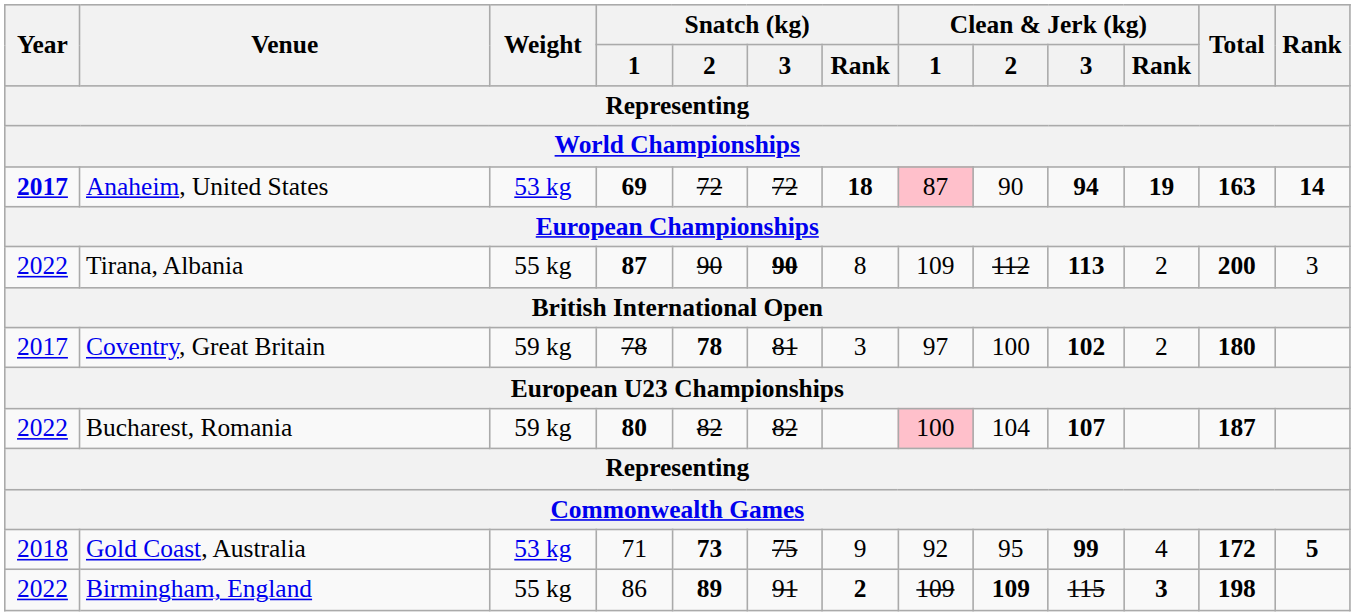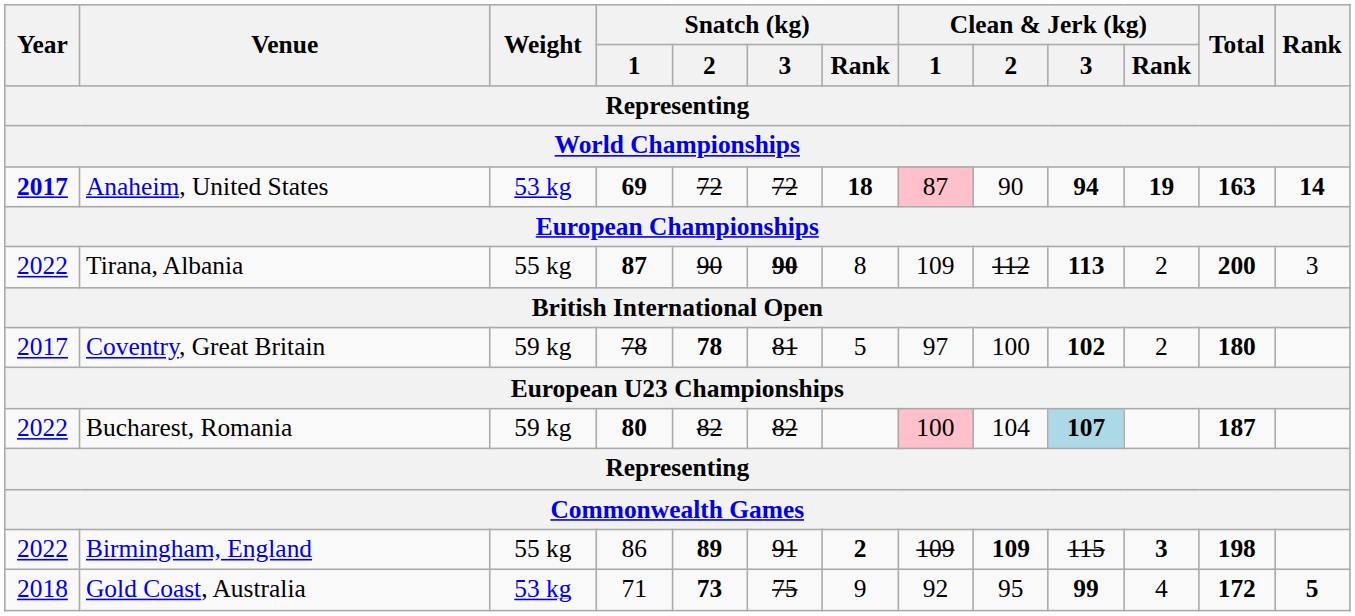(860, 347) 3 -> (860, 347) 5
(1086, 428) no background -> (1086, 428) lightblue background
rows swapped: (196, 549) <-> (199, 589)
